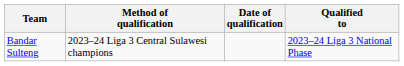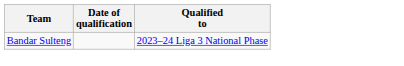- column: (145, 18)
